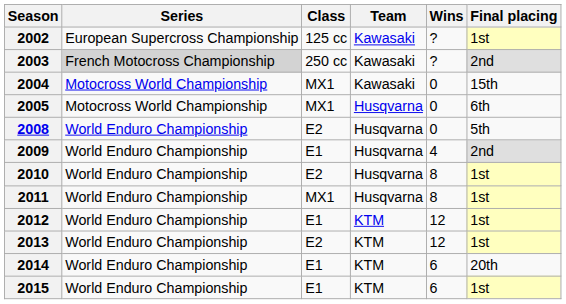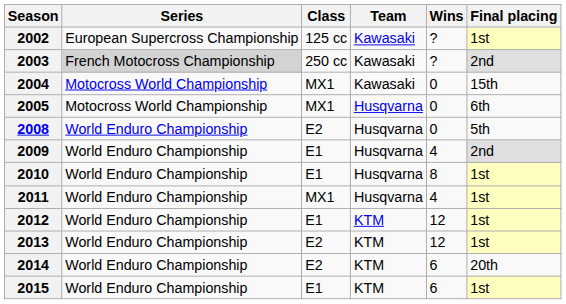(314, 174) E2 -> (314, 174) E1
(434, 197) 8 -> (434, 197) 4
(314, 265) E1 -> (314, 265) E2
